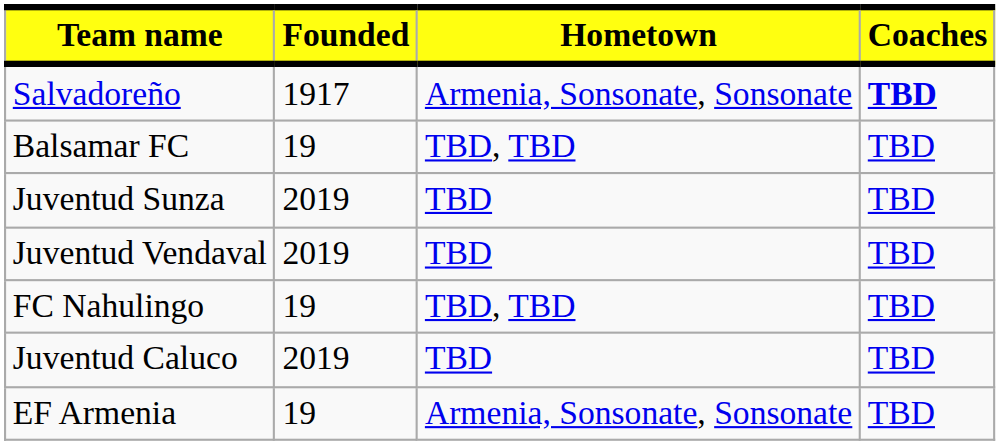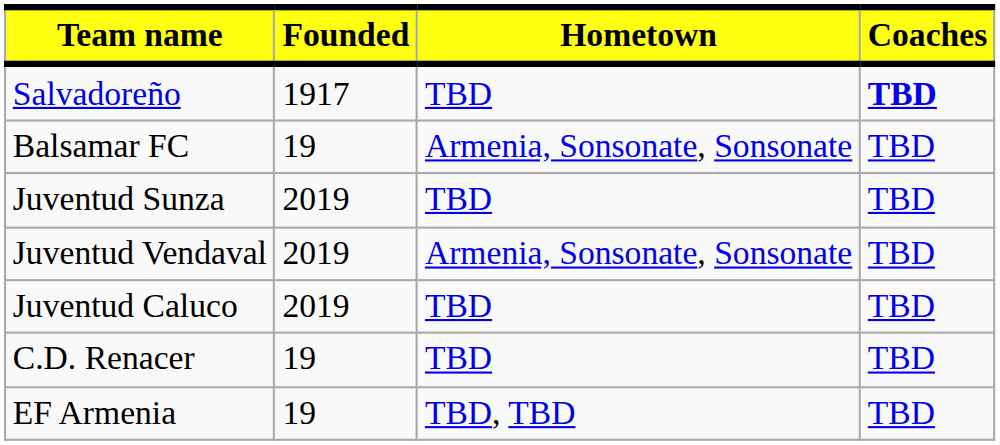(639, 92) Armenia, Sonsonate, Sonsonate -> (458, 92) TBD
(500, 146) TBD, TBD -> (639, 146) Armenia, Sonsonate, Sonsonate
(458, 252) TBD -> (639, 252) Armenia, Sonsonate, Sonsonate
- row: (108, 305)
+ row: (104, 359)
(639, 412) Armenia, Sonsonate, Sonsonate -> (500, 412) TBD, TBD
